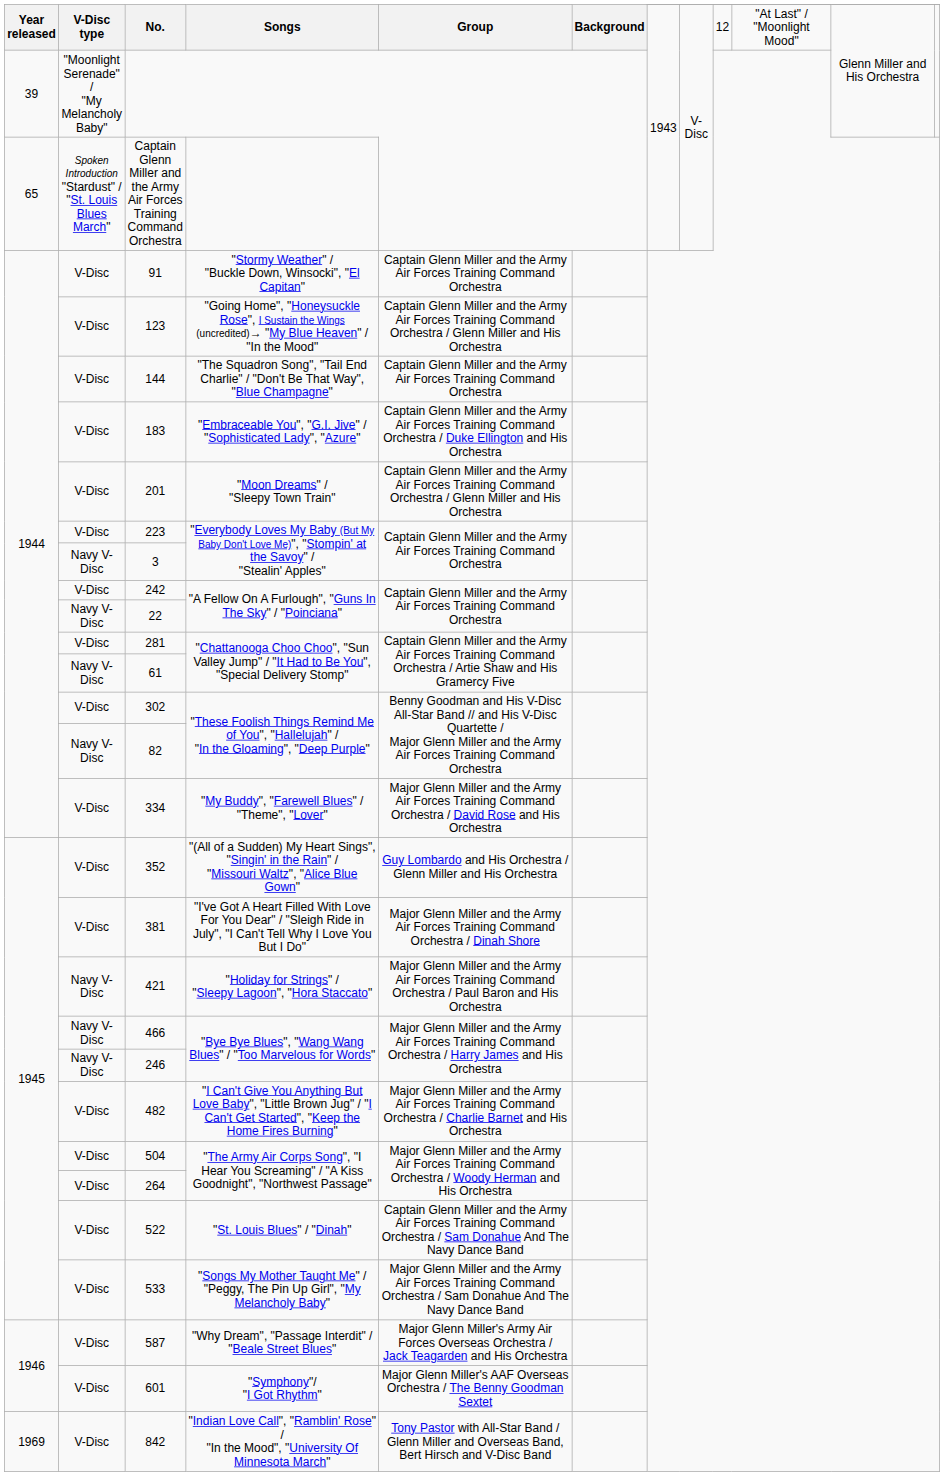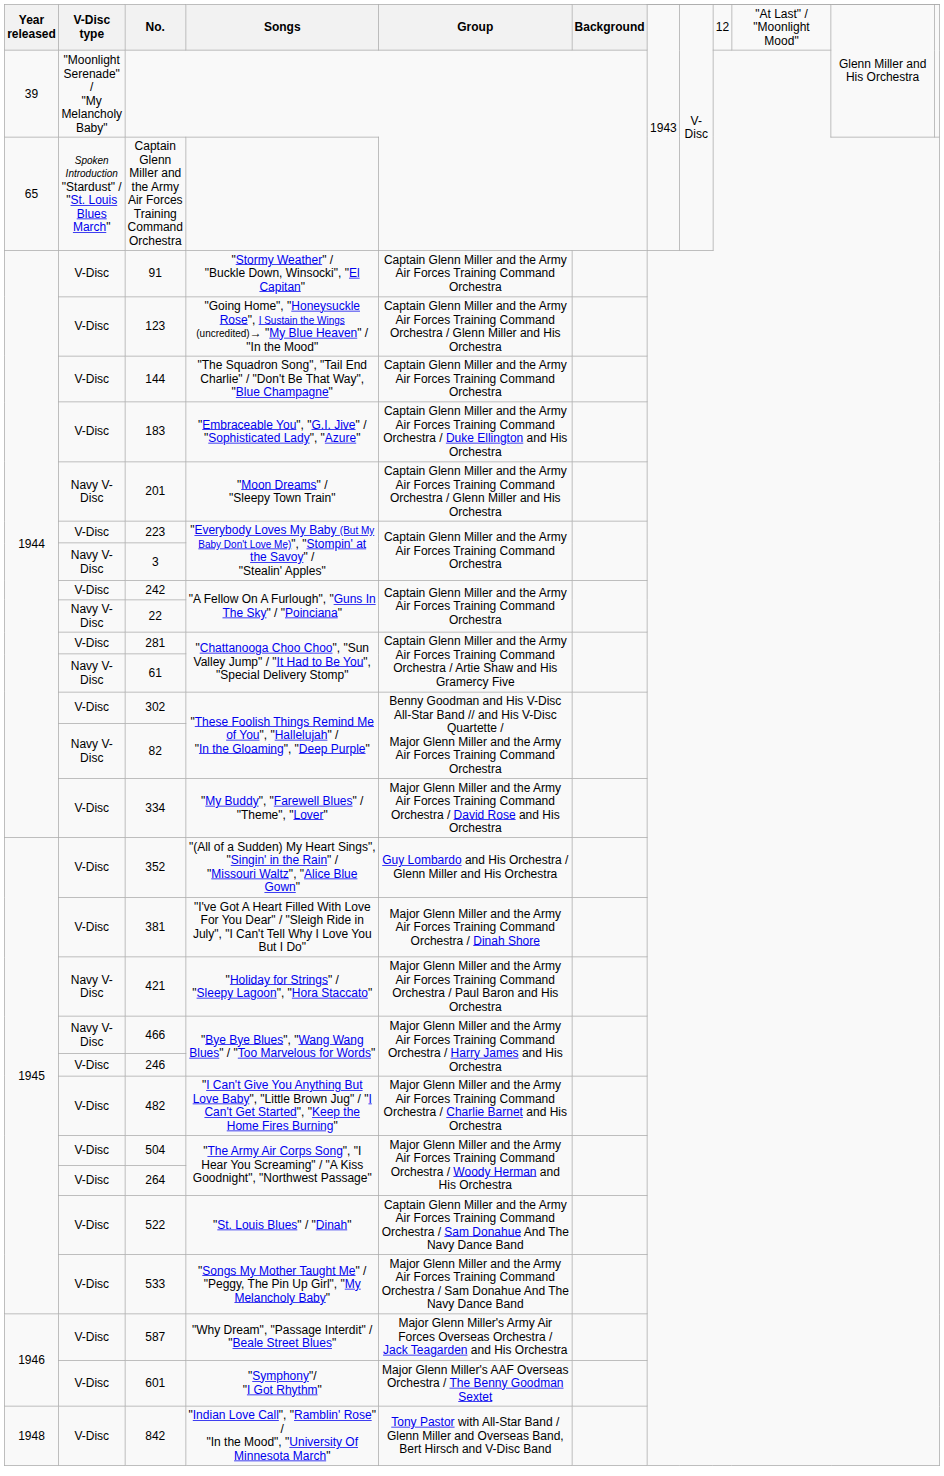(92, 491) V-Disc -> (92, 491) Navy V-Disc
(92, 1065) Navy V-Disc -> (92, 1065) V-Disc
(31, 1441) 1969 -> (31, 1436) 1948
